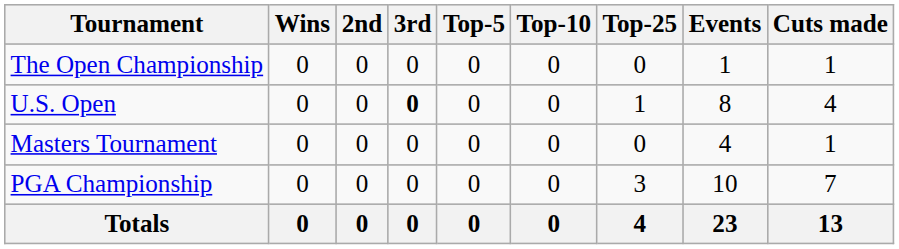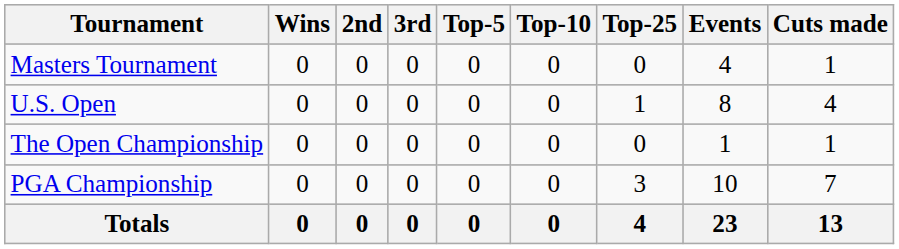rows swapped: (114, 143) <-> (137, 64)
(413, 104) bold -> (413, 104) normal
